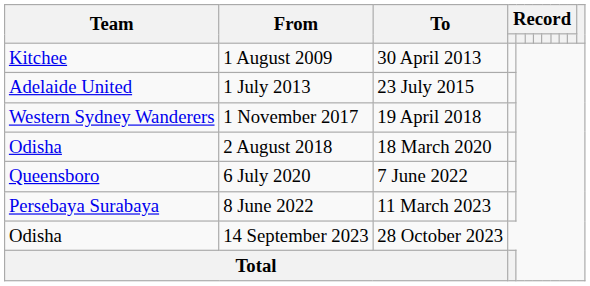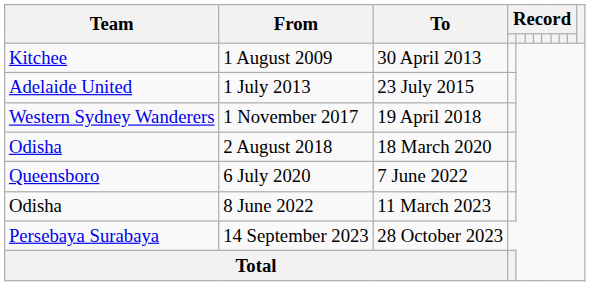(84, 206) Persebaya Surabaya -> (35, 206) Odisha
(35, 235) Odisha -> (84, 235) Persebaya Surabaya
